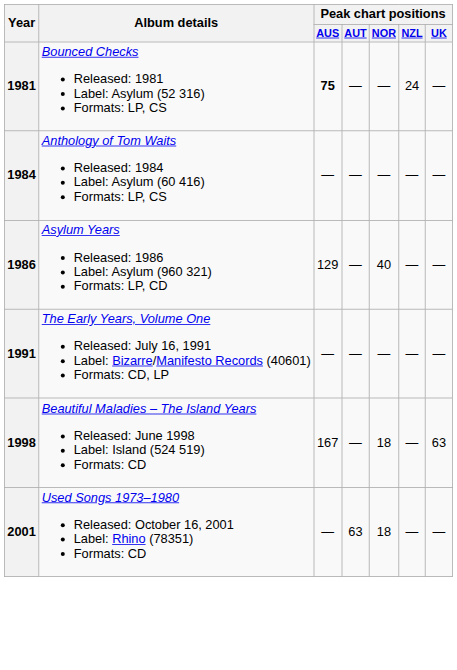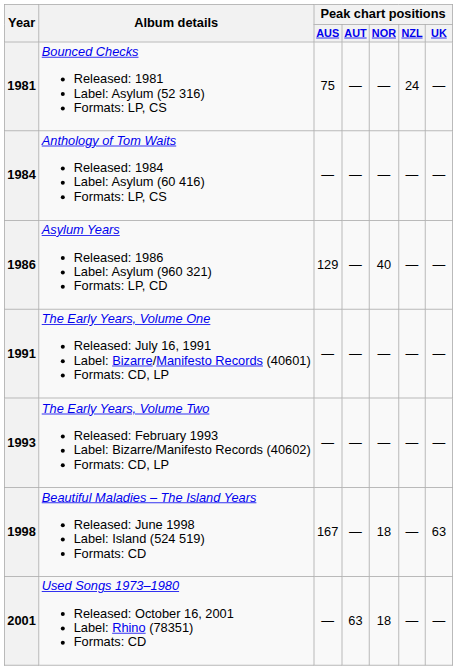(328, 86) bold -> (328, 86) normal
+ row: (22, 442)
